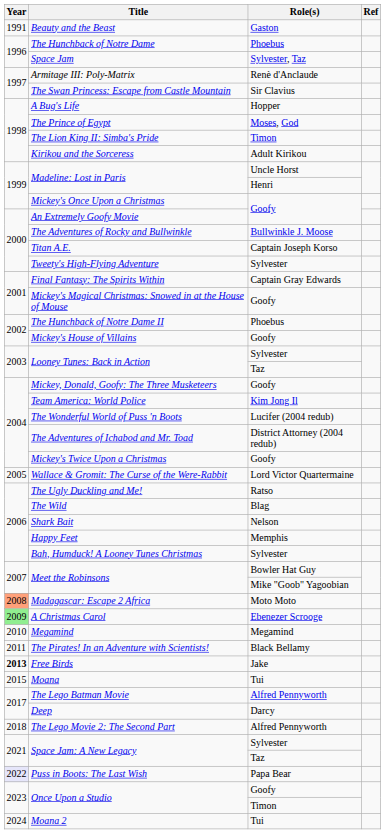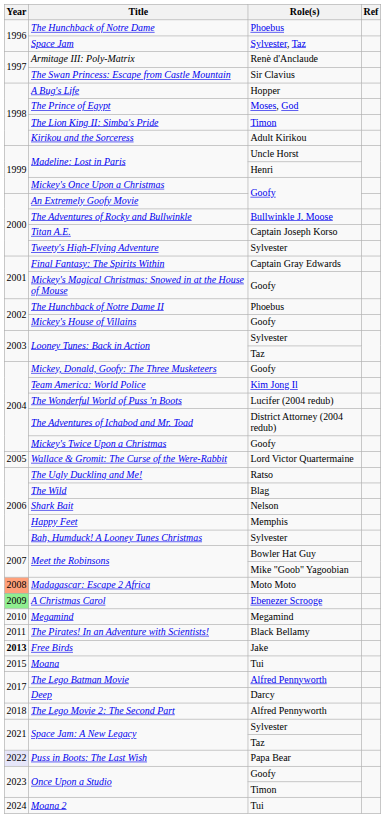- row: (73, 28)
